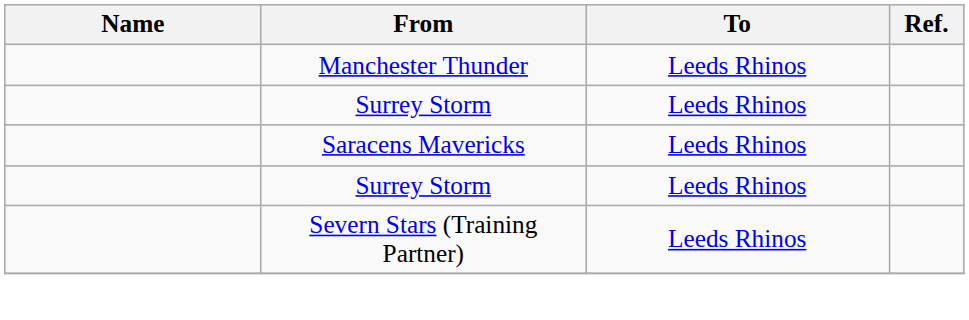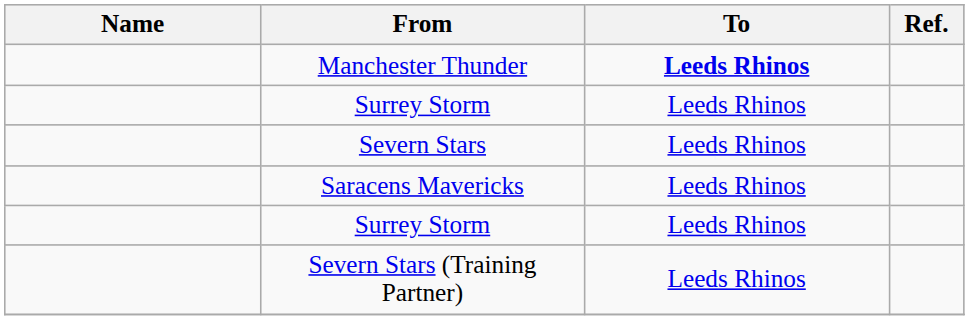(737, 64) normal -> (737, 64) bold
+ row: (133, 145)
